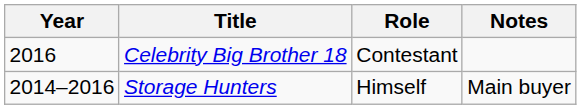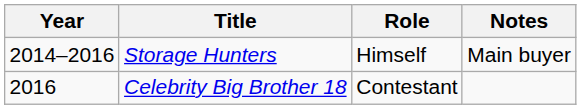rows swapped: (200, 87) <-> (235, 54)
